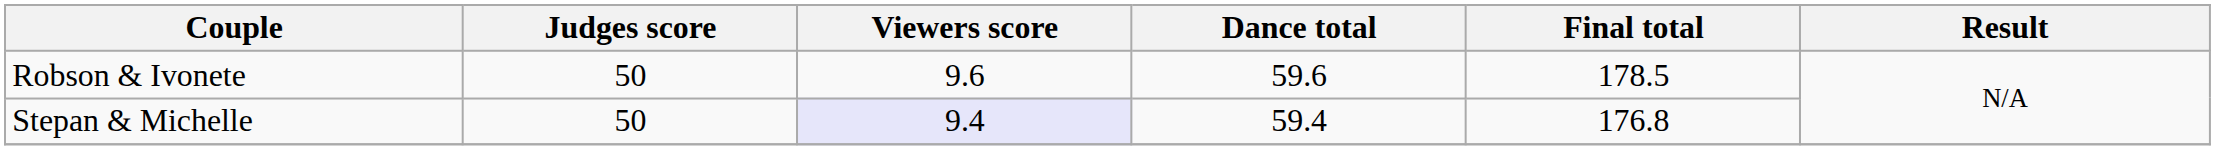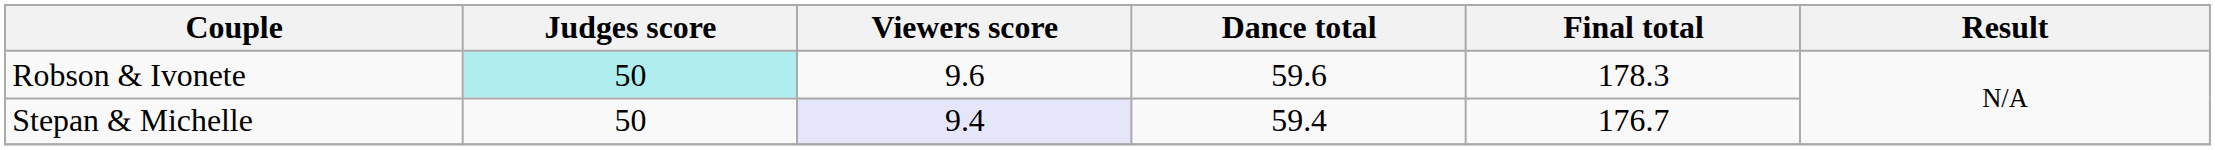(631, 74) no background -> (631, 74) paleturquoise background
(1633, 74) 178.5 -> (1633, 74) 178.3
(1633, 120) 176.8 -> (1633, 120) 176.7
